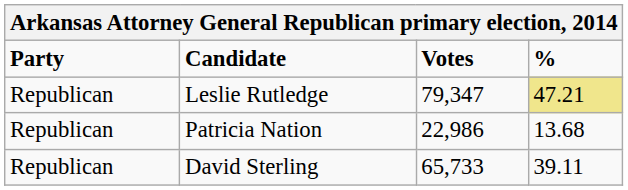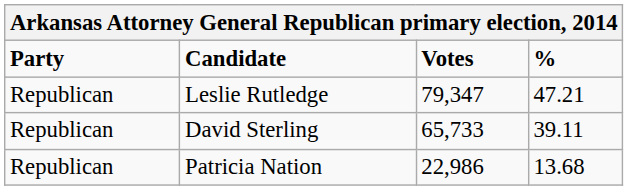(559, 94) khaki background -> (559, 94) no background
rows swapped: (252, 166) <-> (254, 130)
